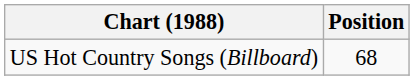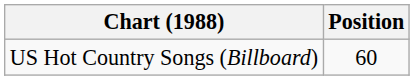(366, 57) 68 -> (366, 57) 60
